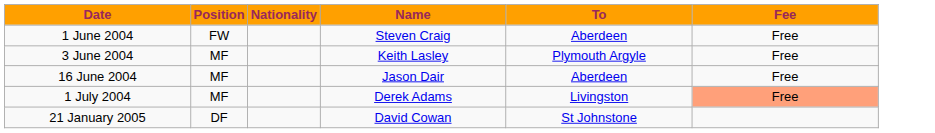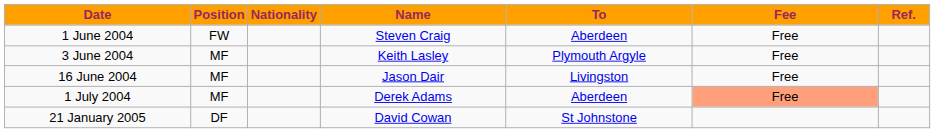+ column: (904, 15)
(599, 77) Aberdeen -> (599, 77) Livingston
(599, 97) Livingston -> (599, 97) Aberdeen
